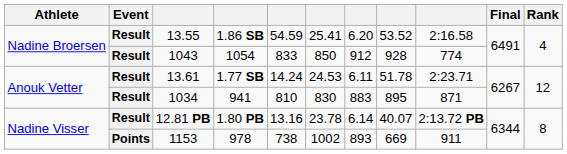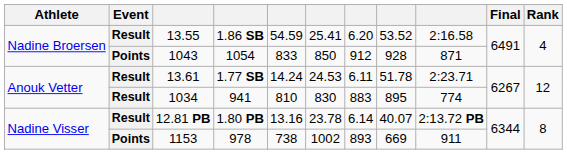(131, 57) Result -> (131, 57) Points
(451, 57) 774 -> (451, 57) 871
(451, 98) 871 -> (451, 98) 774
